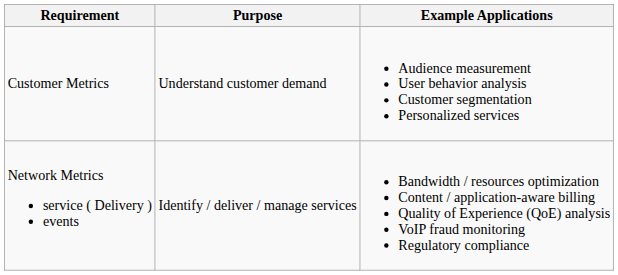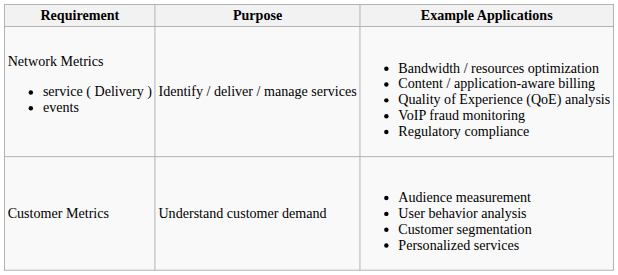rows swapped: (58, 83) <-> (80, 198)
